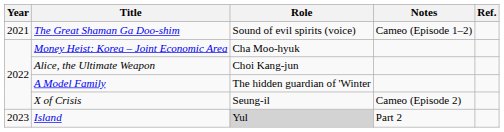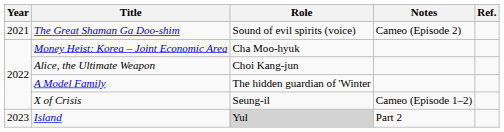(424, 30) Cameo (Episode 1–2) -> (418, 30) Cameo (Episode 2)
(418, 100) Cameo (Episode 2) -> (424, 100) Cameo (Episode 1–2)
